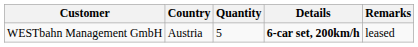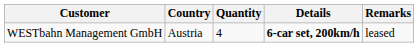(219, 32) 5 -> (219, 32) 4
